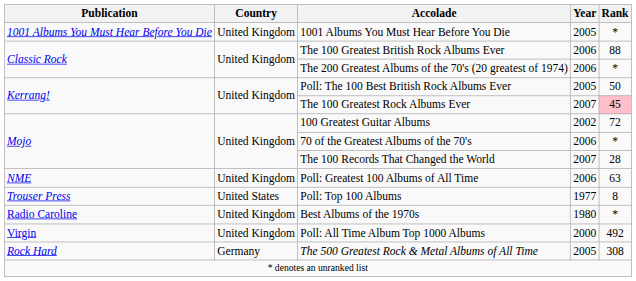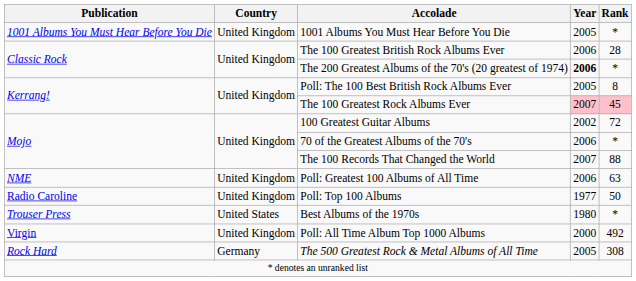(615, 50) 88 -> (615, 50) 28
(585, 68) normal -> (585, 68) bold
(615, 86) 50 -> (615, 86) 8
(585, 104) no background -> (585, 104) pink background
(615, 159) 28 -> (615, 159) 88
(39, 196) Trouser Press -> (42, 196) Radio Caroline
(248, 196) United States -> (256, 196) United Kingdom
(615, 196) 8 -> (615, 196) 50
(42, 214) Radio Caroline -> (39, 214) Trouser Press
(256, 214) United Kingdom -> (248, 214) United States
